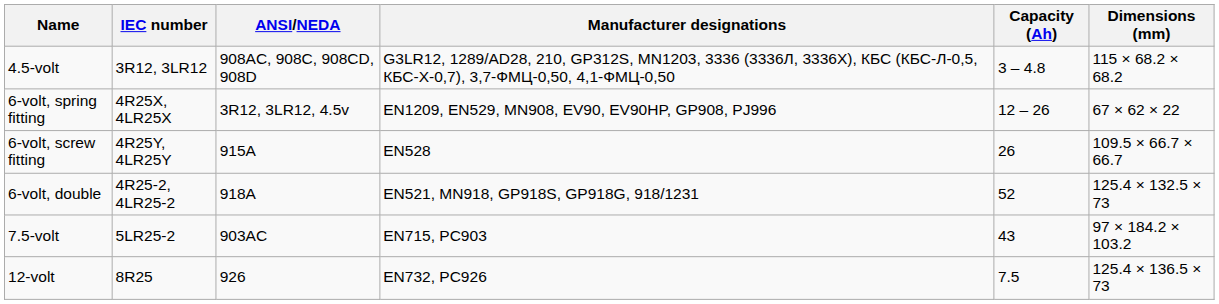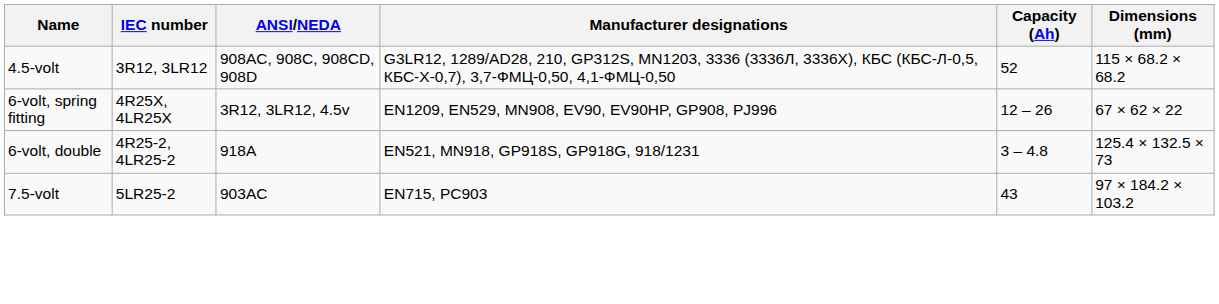(1022, 67) 3 – 4.8 -> (1009, 67) 52
- row: (52, 151)
(1007, 193) 52 -> (1024, 151) 3 – 4.8
- row: (31, 277)
